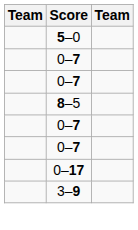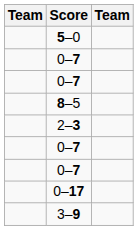+ row: (25, 126)
